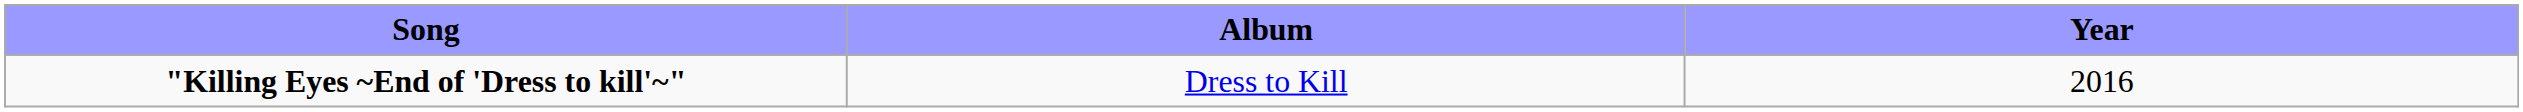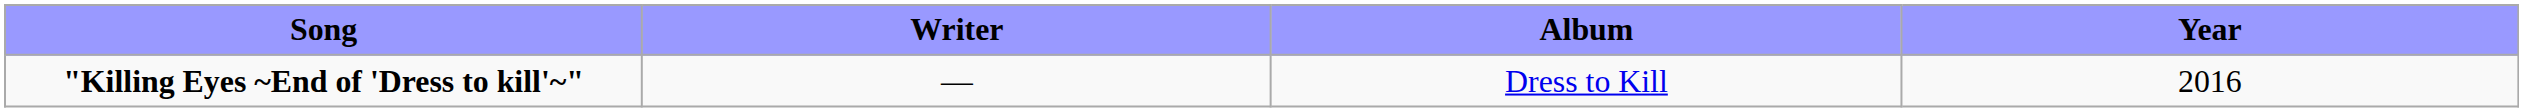+ column: (957, 29)
